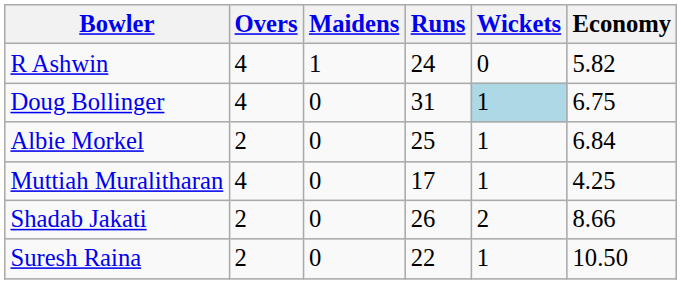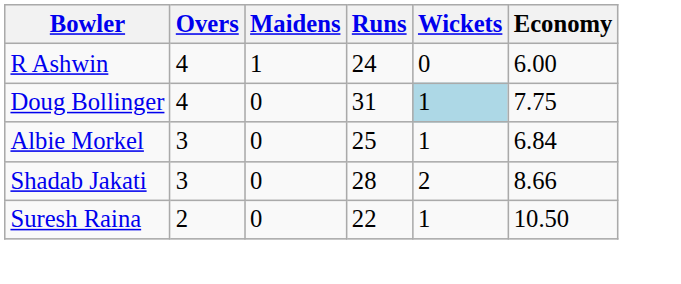(594, 63) 5.82 -> (535, 63) 6.00
(594, 102) 6.75 -> (535, 102) 7.75
(241, 141) 2 -> (182, 141) 3
- row: (117, 180)
(241, 219) 2 -> (182, 180) 3
(423, 219) 26 -> (364, 180) 28
